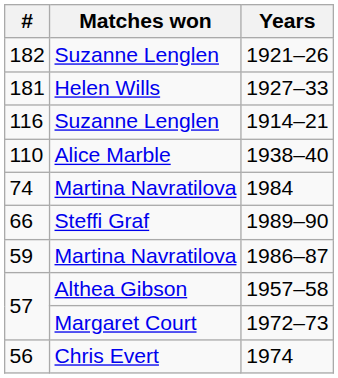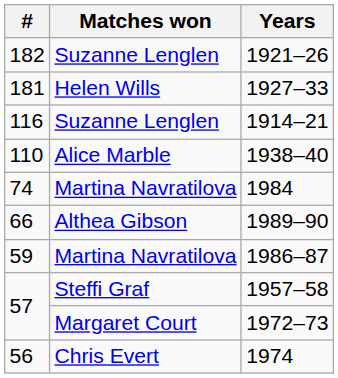(102, 222) Steffi Graf -> (121, 222) Althea Gibson
(121, 289) Althea Gibson -> (102, 289) Steffi Graf
